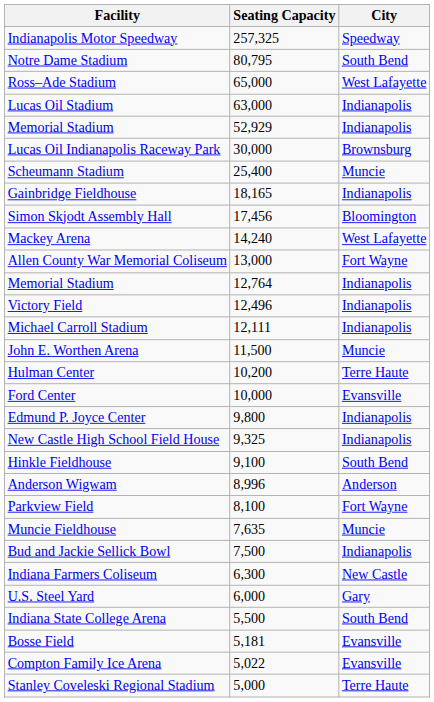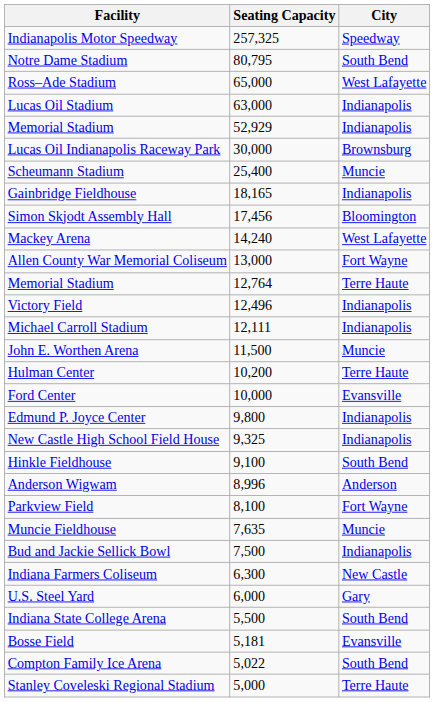(377, 283) Indianapolis -> (375, 283) Terre Haute
(372, 663) Evansville -> (375, 663) South Bend
